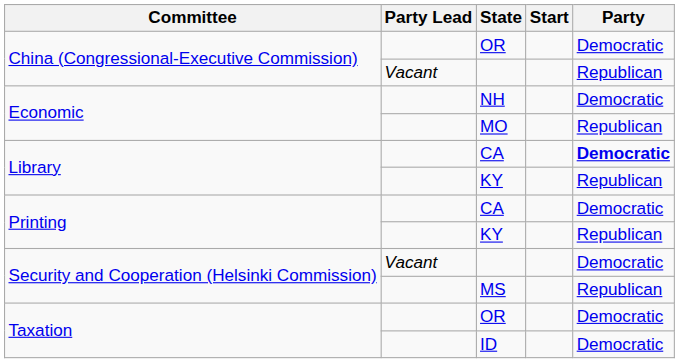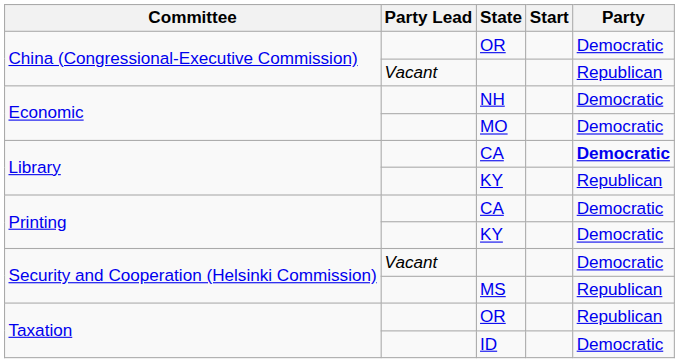(620, 126) Republican -> (620, 126) Democratic
(620, 235) Republican -> (620, 235) Democratic
(620, 316) Democratic -> (620, 316) Republican
